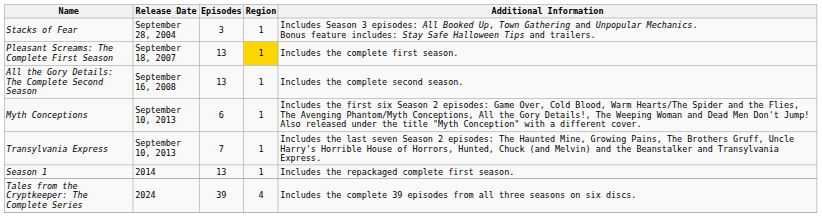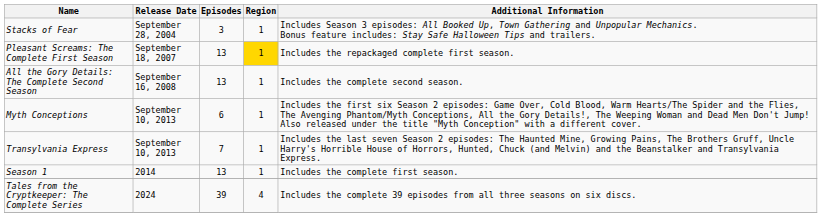(369, 53) Includes the complete first season. -> (397, 53) Includes the repackaged complete first season.
(397, 172) Includes the repackaged complete first season. -> (369, 172) Includes the complete first season.
